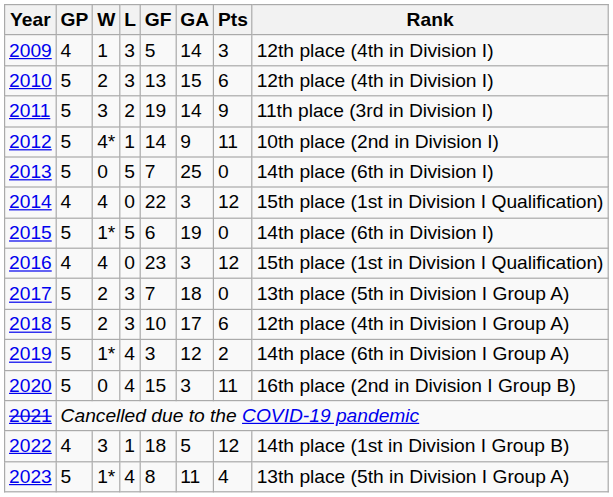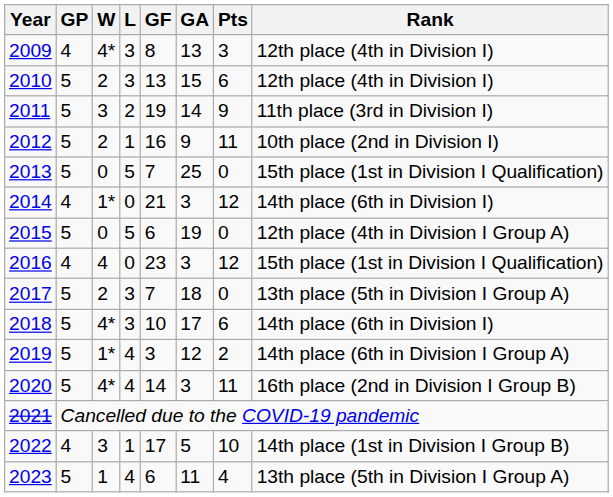(103, 50) 1 -> (106, 50) 4*
(150, 50) 5 -> (150, 50) 8
(191, 50) 14 -> (191, 50) 13
(106, 141) 4* -> (103, 141) 2
(155, 141) 14 -> (155, 141) 16
(375, 171) 14th place (6th in Division I) -> (430, 171) 15th place (1st in Division I Qualification)
(103, 202) 4 -> (106, 202) 1*
(155, 202) 22 -> (155, 202) 21
(430, 202) 15th place (1st in Division I Qualification) -> (375, 202) 14th place (6th in Division I)
(106, 232) 1* -> (103, 232) 0
(375, 232) 14th place (6th in Division I) -> (413, 232) 12th place (4th in Division I Group A)
(103, 324) 2 -> (106, 324) 4*
(413, 324) 12th place (4th in Division I Group A) -> (375, 324) 14th place (6th in Division I)
(103, 385) 0 -> (106, 385) 4*
(155, 385) 15 -> (155, 385) 14
(155, 446) 18 -> (155, 446) 17
(229, 446) 12 -> (229, 446) 10
(106, 476) 1* -> (103, 476) 1
(150, 476) 8 -> (150, 476) 6
